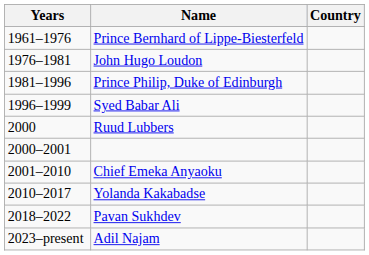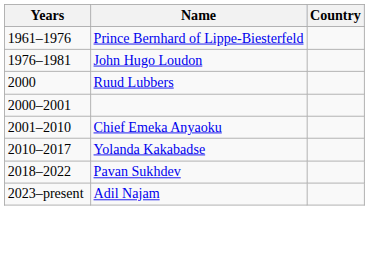- row: (188, 82)
- row: (137, 104)
